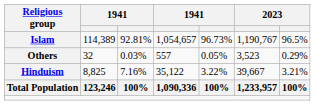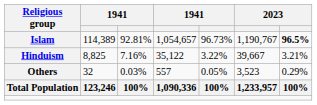(295, 39) normal -> (296, 39) bold
rows swapped: (42, 71) <-> (42, 55)
